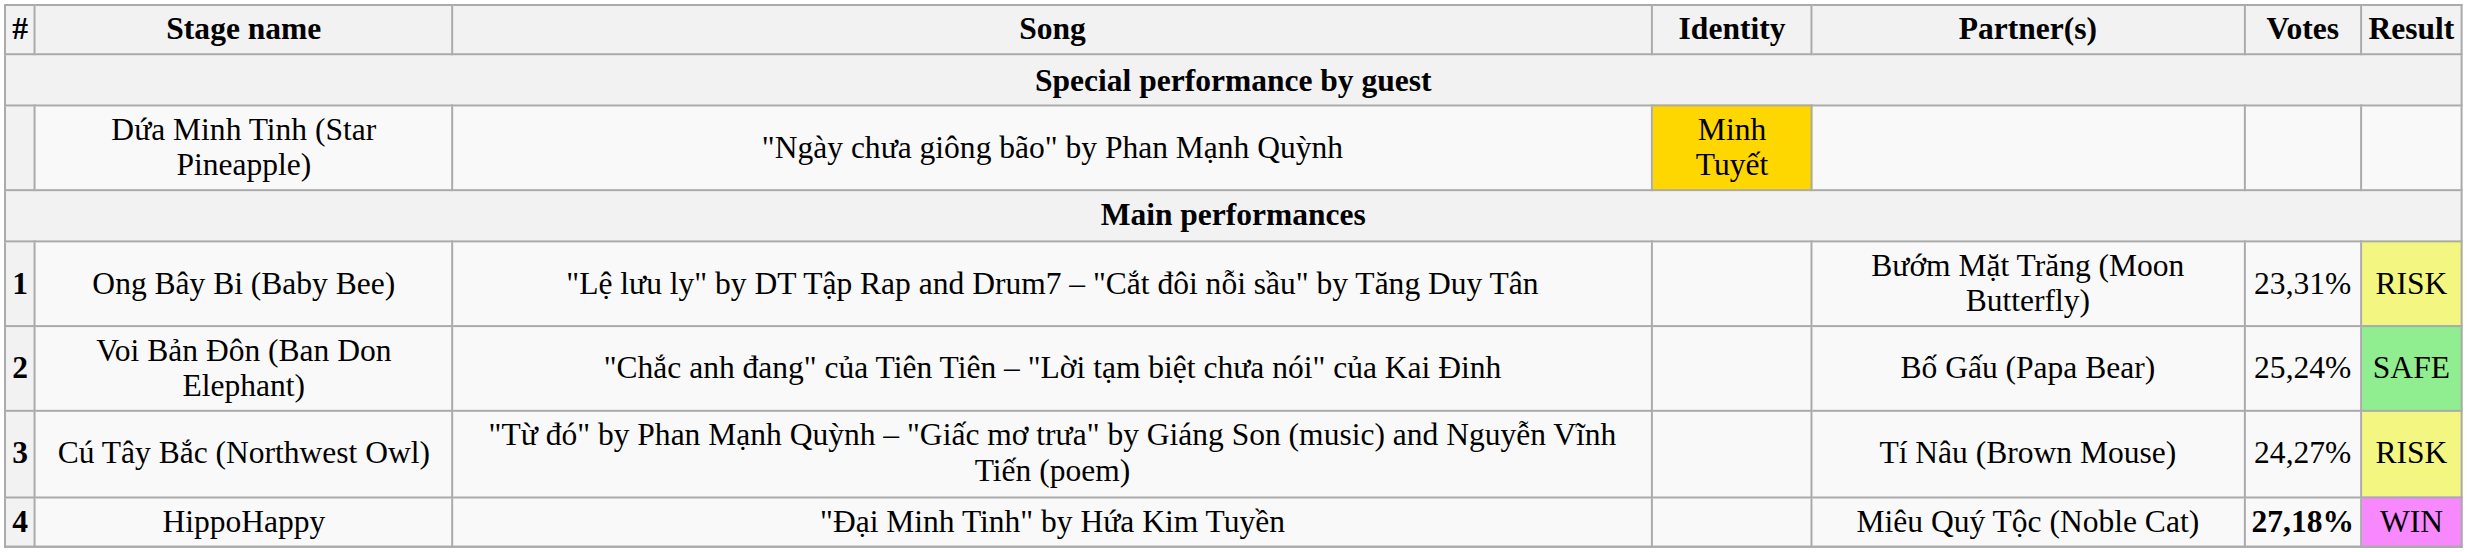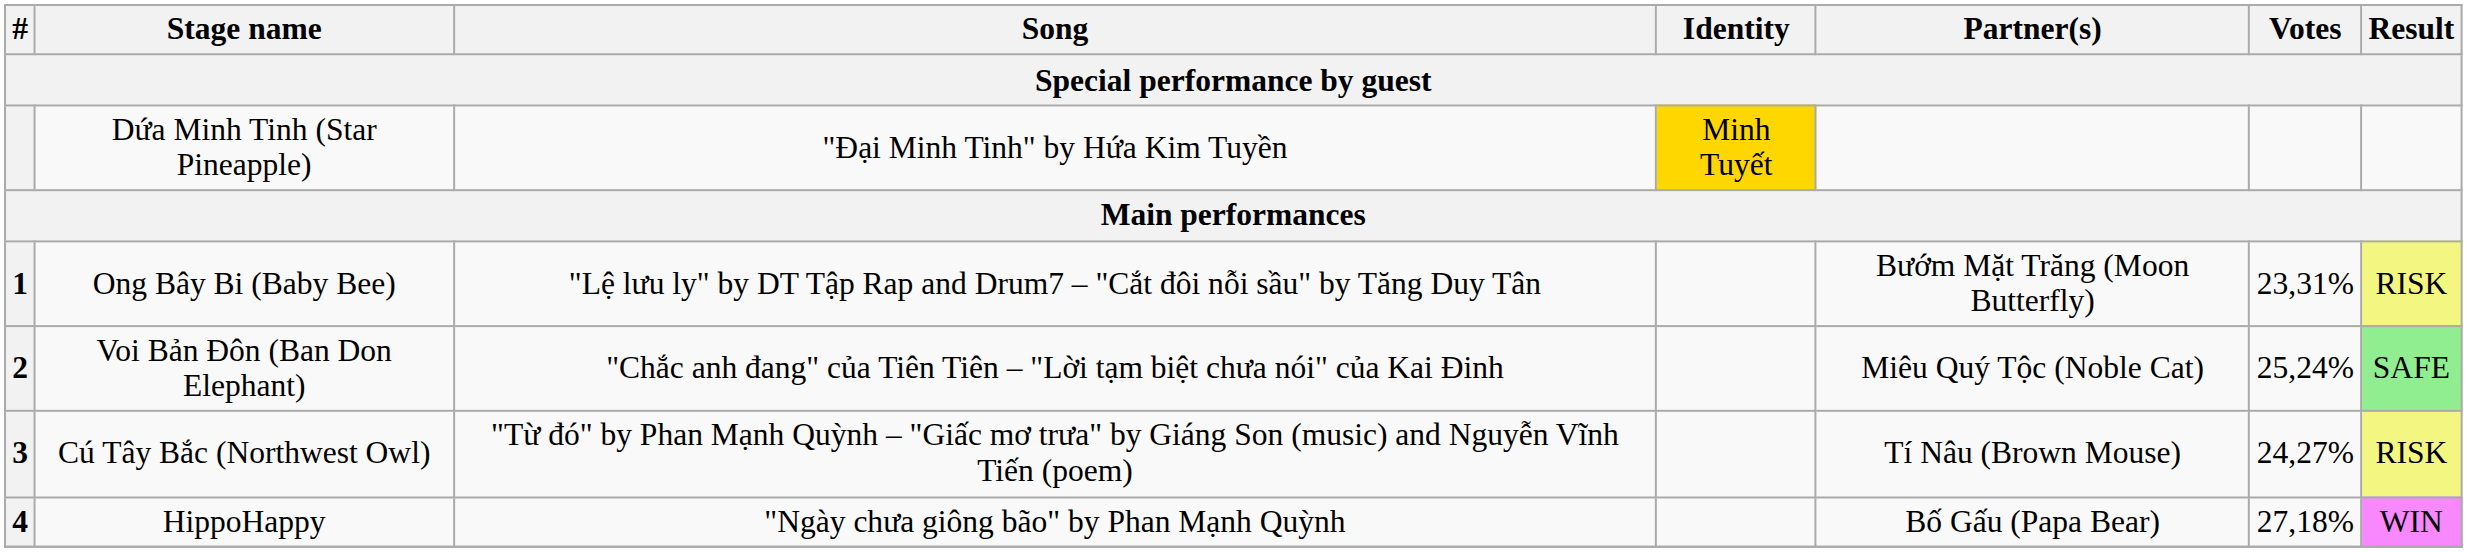(1052, 147) "Ngày chưa giông bão" by Phan Mạnh Quỳnh -> (1055, 147) "Đại Minh Tinh" by Hứa Kim Tuyền
(2028, 368) Bố Gấu (Papa Bear) -> (2033, 368) Miêu Quý Tộc (Noble Cat)
(1052, 521) "Đại Minh Tinh" by Hứa Kim Tuyền -> (1055, 521) "Ngày chưa giông bão" by Phan Mạnh Quỳnh
(2028, 521) Miêu Quý Tộc (Noble Cat) -> (2033, 521) Bố Gấu (Papa Bear)
(2303, 521) bold -> (2305, 521) normal
